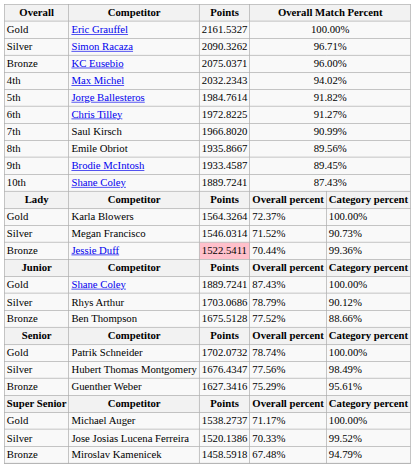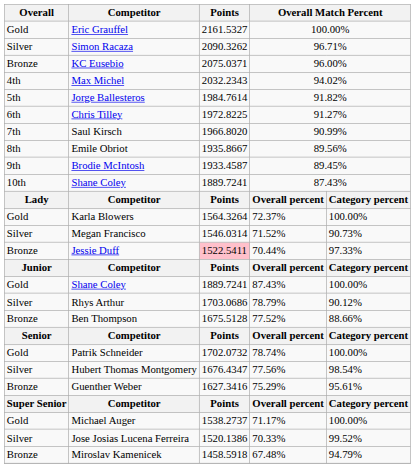(345, 251) 99.36% -> (345, 251) 97.33%
(345, 370) 98.49% -> (345, 370) 98.54%
